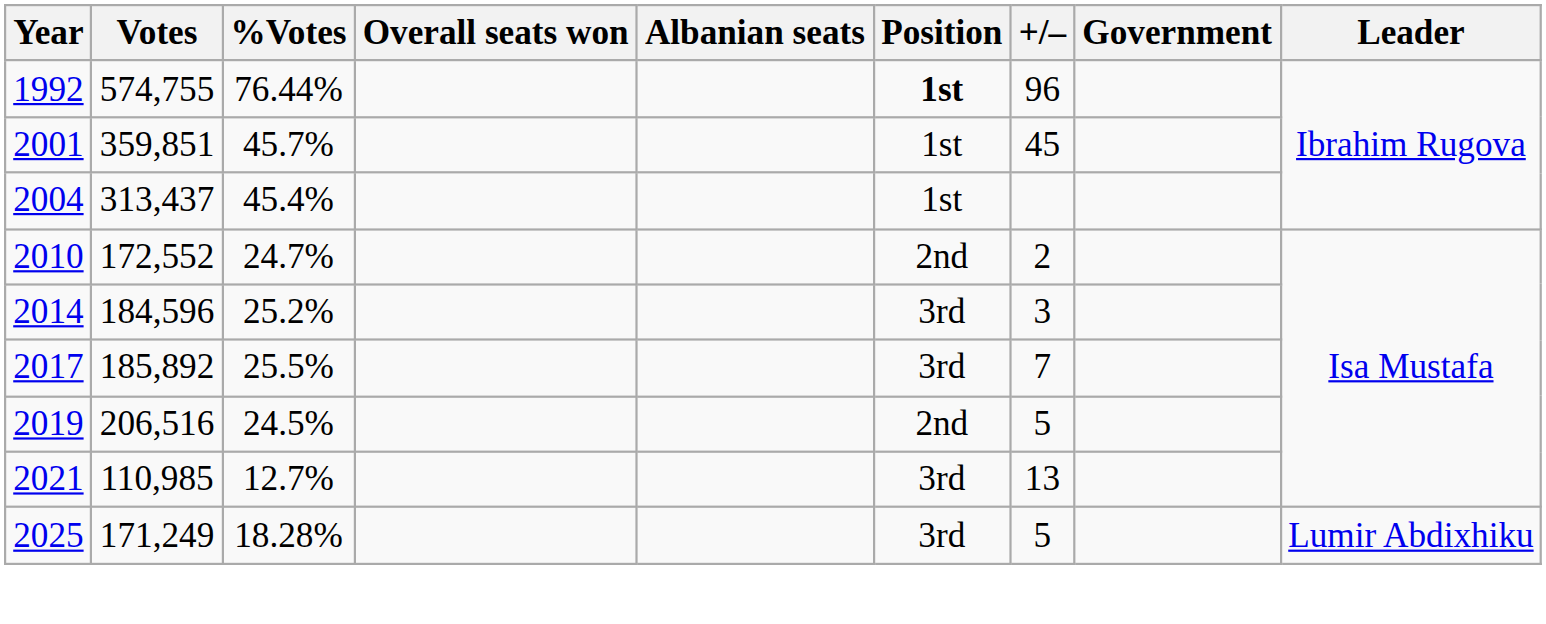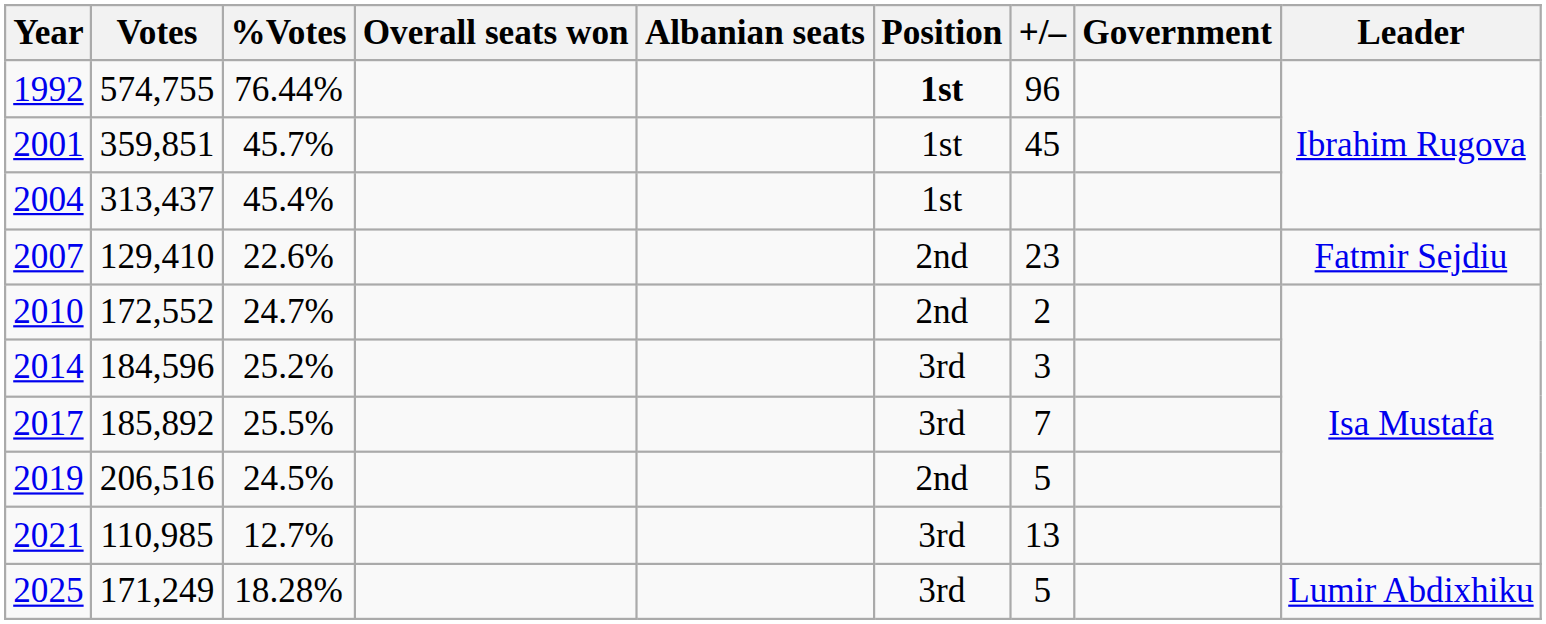+ row: (48, 255)
